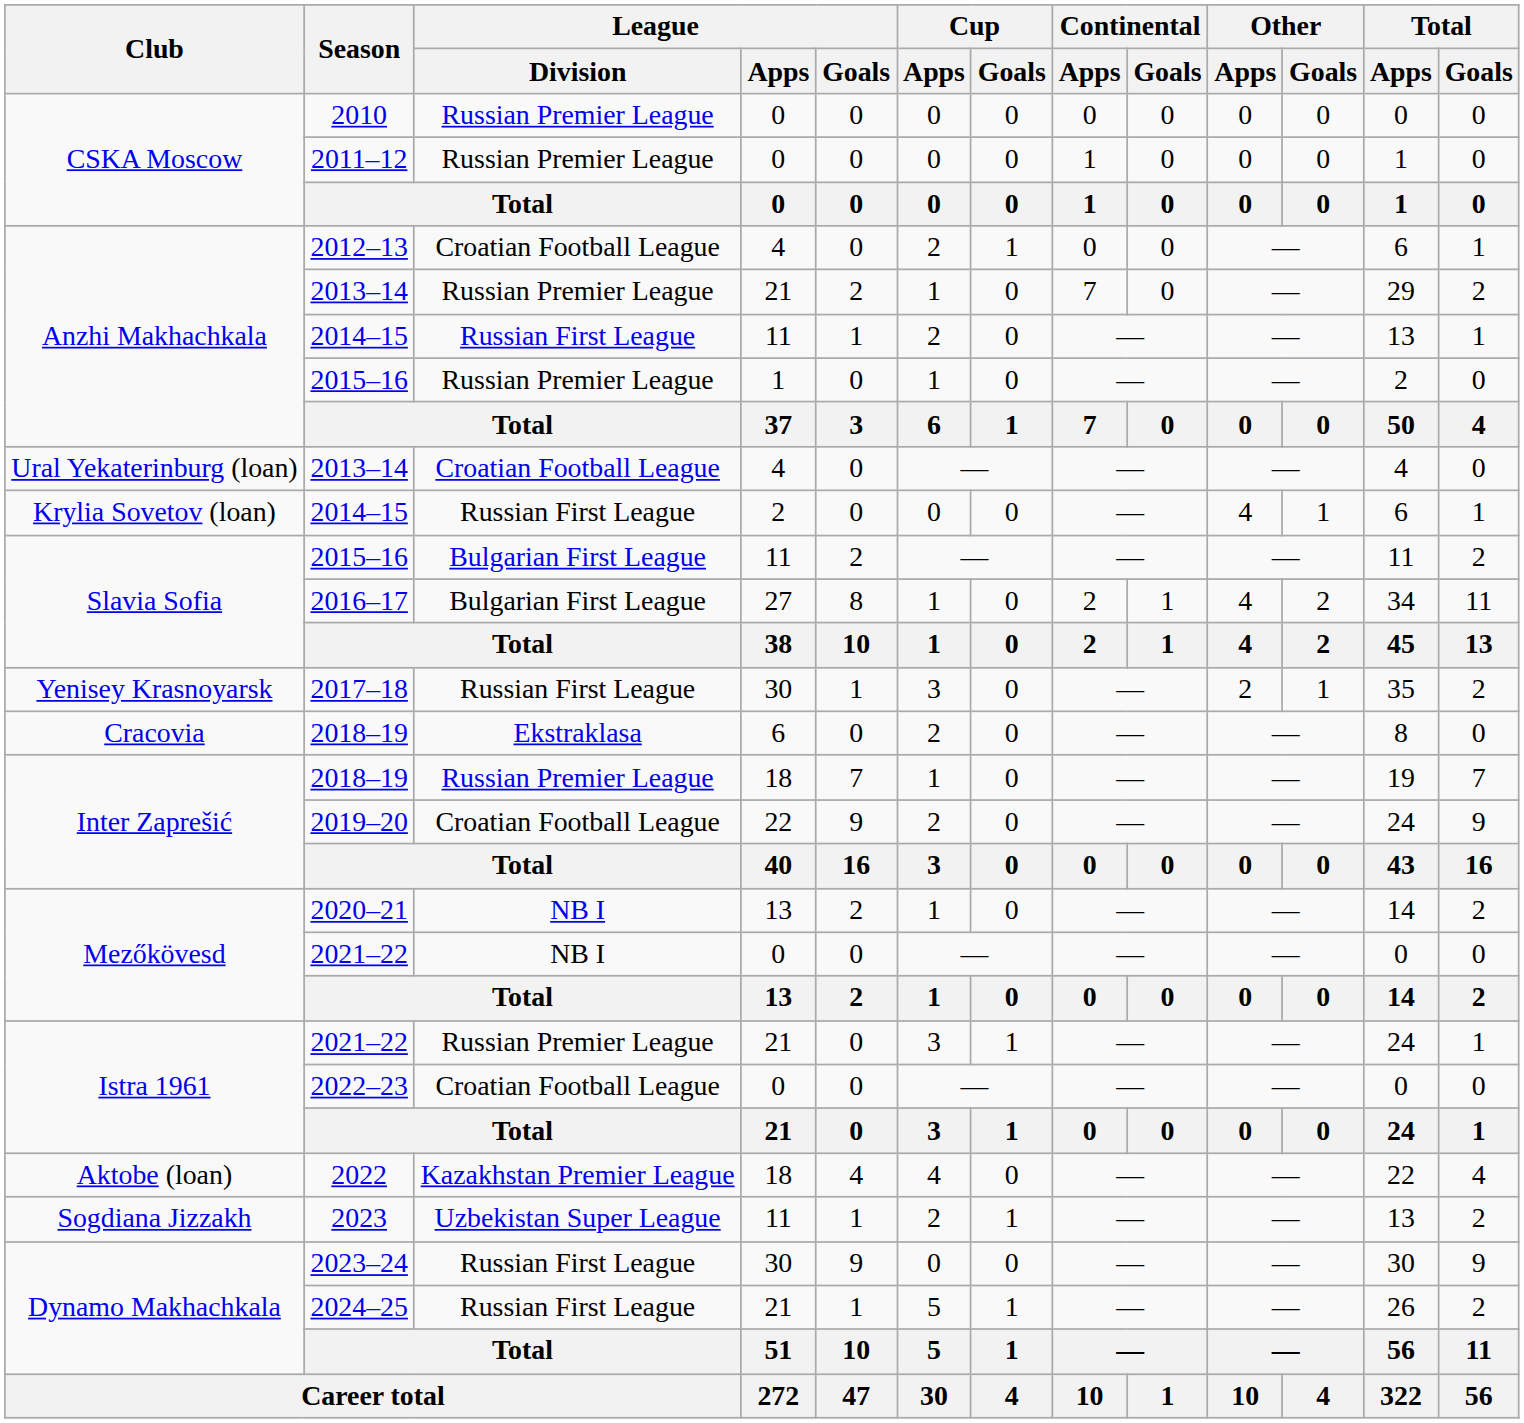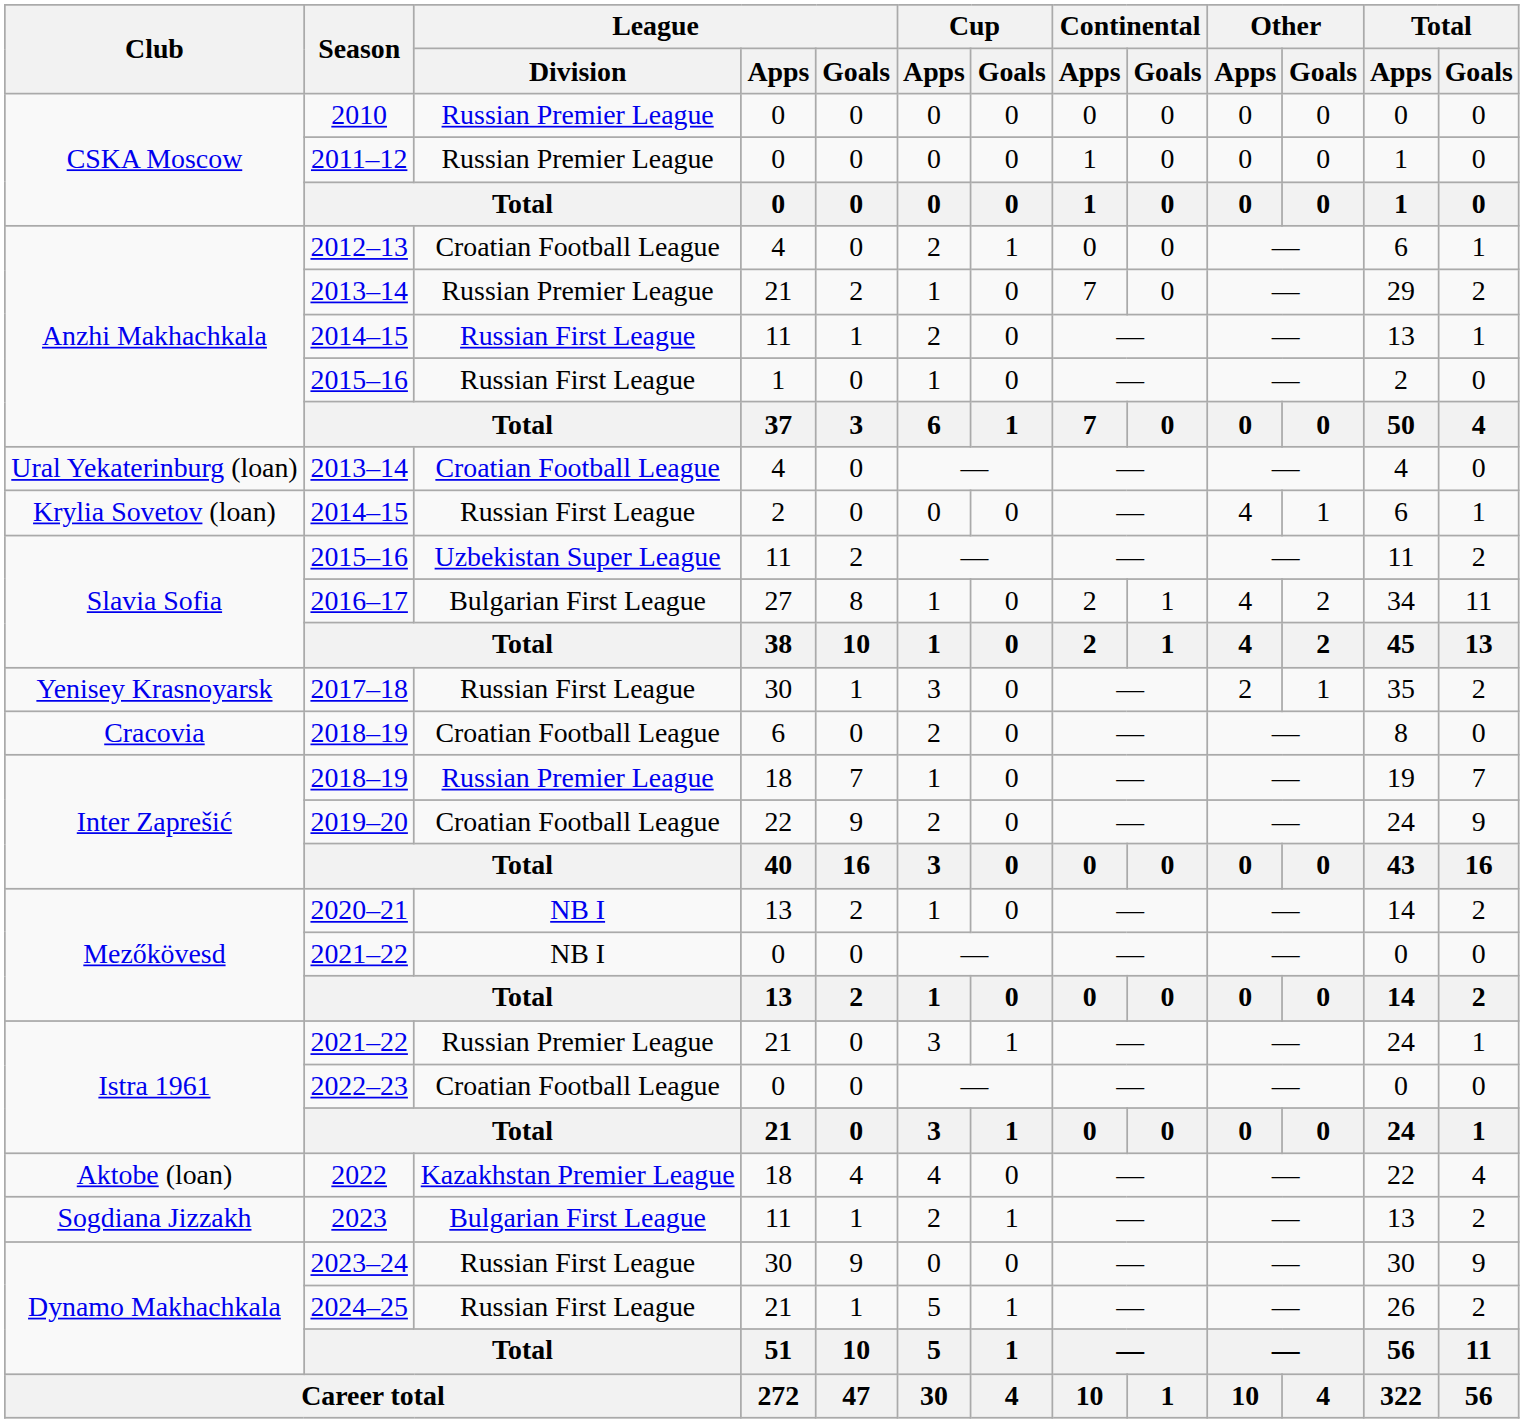(578, 379) Russian Premier League -> (578, 379) Russian First League
(578, 556) Bulgarian First League -> (578, 556) Uzbekistan Super League
(578, 733) Ekstraklasa -> (578, 733) Croatian Football League
(578, 1218) Uzbekistan Super League -> (578, 1218) Bulgarian First League
